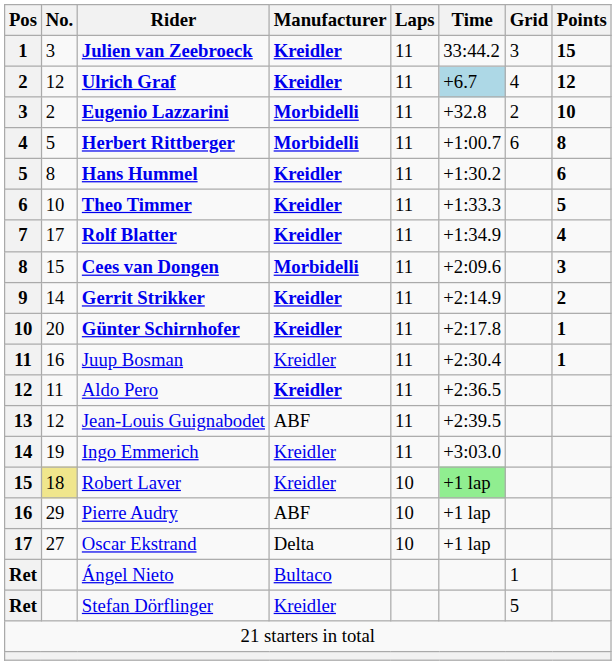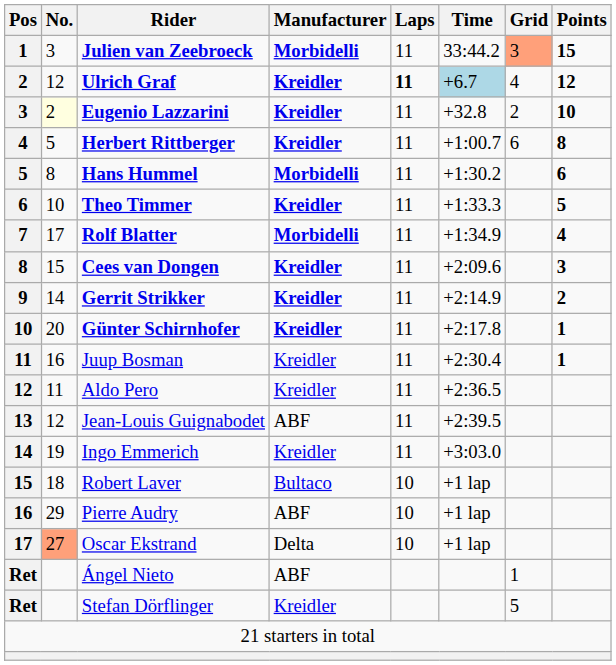(308, 50) Kreidler -> (316, 50) Morbidelli
(514, 50) no background -> (514, 50) lightsalmon background
(404, 81) normal -> (404, 81) bold
(50, 112) no background -> (50, 112) lightyellow background
(316, 112) Morbidelli -> (308, 112) Kreidler
(316, 143) Morbidelli -> (308, 143) Kreidler
(308, 174) Kreidler -> (316, 174) Morbidelli
(308, 235) Kreidler -> (316, 235) Morbidelli
(316, 266) Morbidelli -> (308, 266) Kreidler
(308, 390) bold -> (305, 390) normal
(55, 482) khaki background -> (55, 482) no background
(305, 482) Kreidler -> (303, 482) Bultaco
(467, 482) lightgreen background -> (467, 482) no background
(55, 544) no background -> (55, 544) lightsalmon background
(303, 574) Bultaco -> (292, 574) ABF
